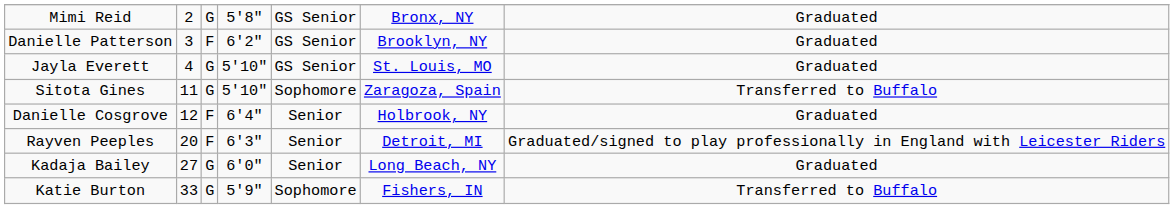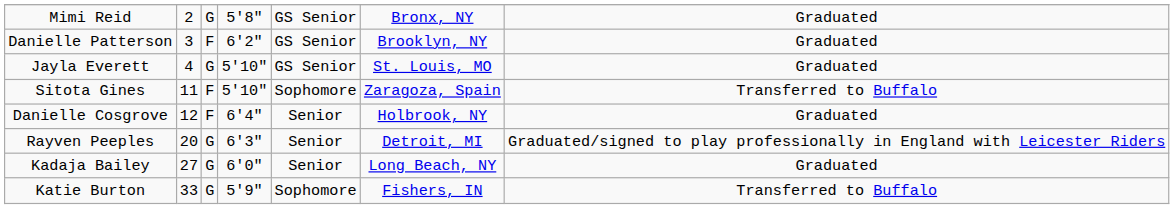(210, 91) G -> (210, 91) F
(210, 141) F -> (210, 141) G
